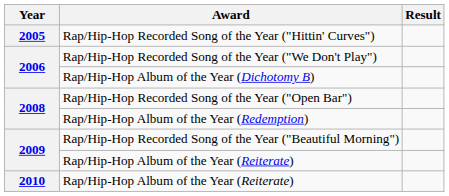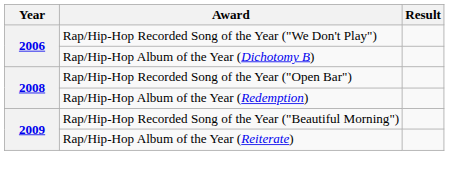- row: (32, 35)
- row: (32, 181)
